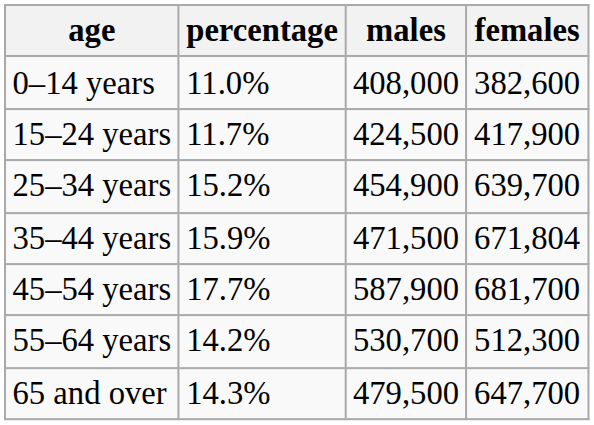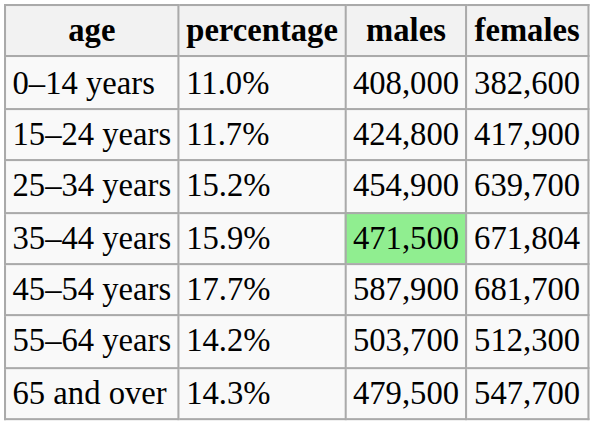(406, 133) 424,500 -> (406, 133) 424,800
(406, 237) no background -> (406, 237) lightgreen background
(406, 340) 530,700 -> (406, 340) 503,700
(527, 392) 647,700 -> (527, 392) 547,700
